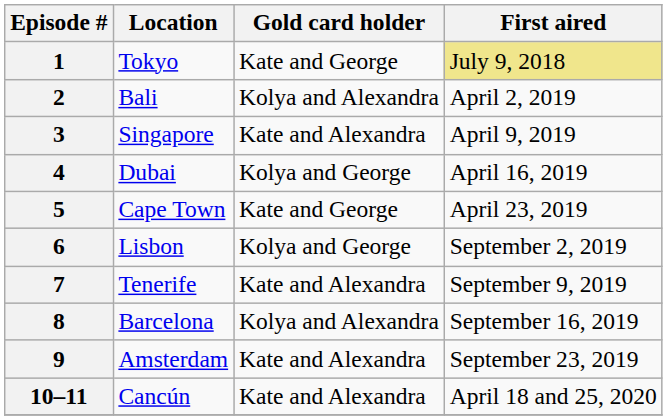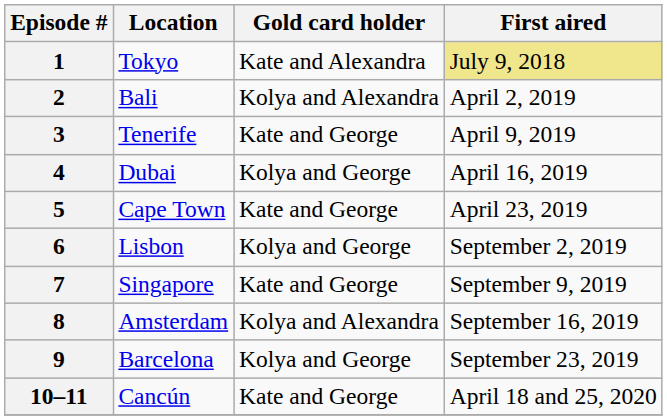(318, 60) Kate and George -> (332, 60) Kate and Alexandra
(166, 135) Singapore -> (157, 135) Tenerife
(332, 135) Kate and Alexandra -> (318, 135) Kate and George
(157, 284) Tenerife -> (166, 284) Singapore
(332, 284) Kate and Alexandra -> (318, 284) Kate and George
(166, 321) Barcelona -> (173, 321) Amsterdam
(173, 358) Amsterdam -> (166, 358) Barcelona
(332, 358) Kate and Alexandra -> (325, 358) Kolya and George
(332, 396) Kate and Alexandra -> (318, 396) Kate and George
